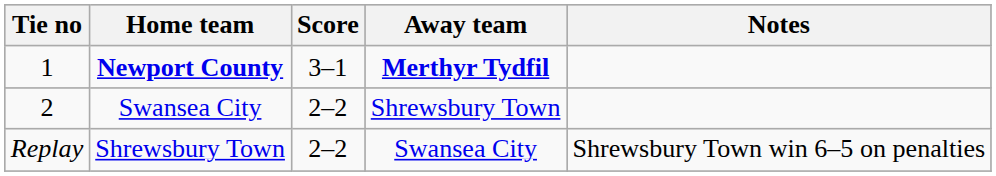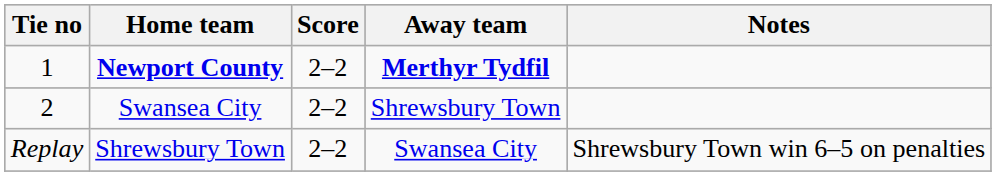(328, 66) 3–1 -> (328, 66) 2–2
